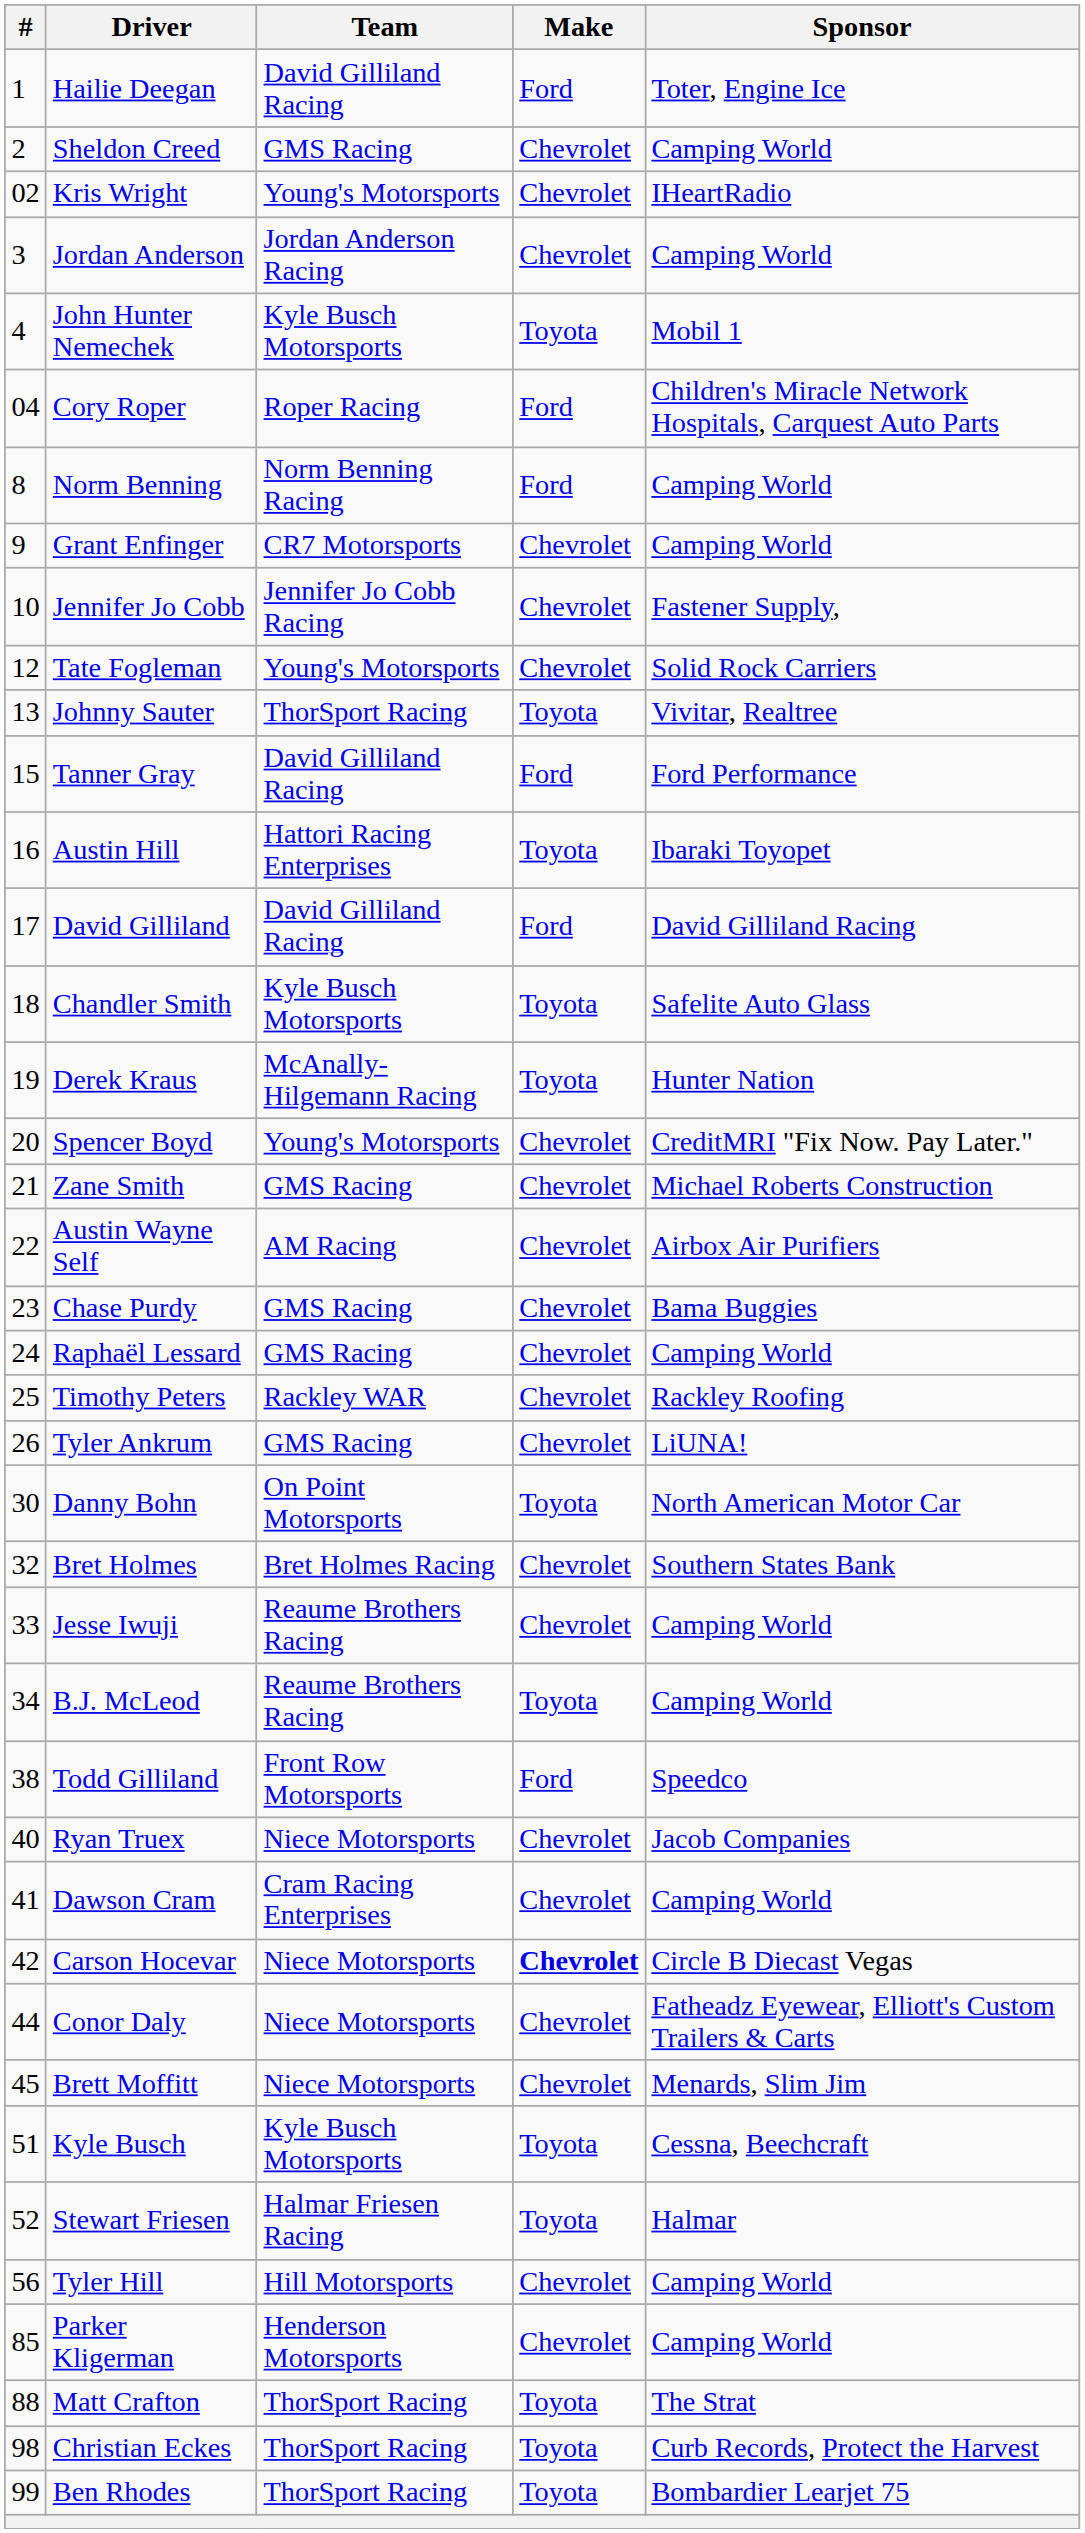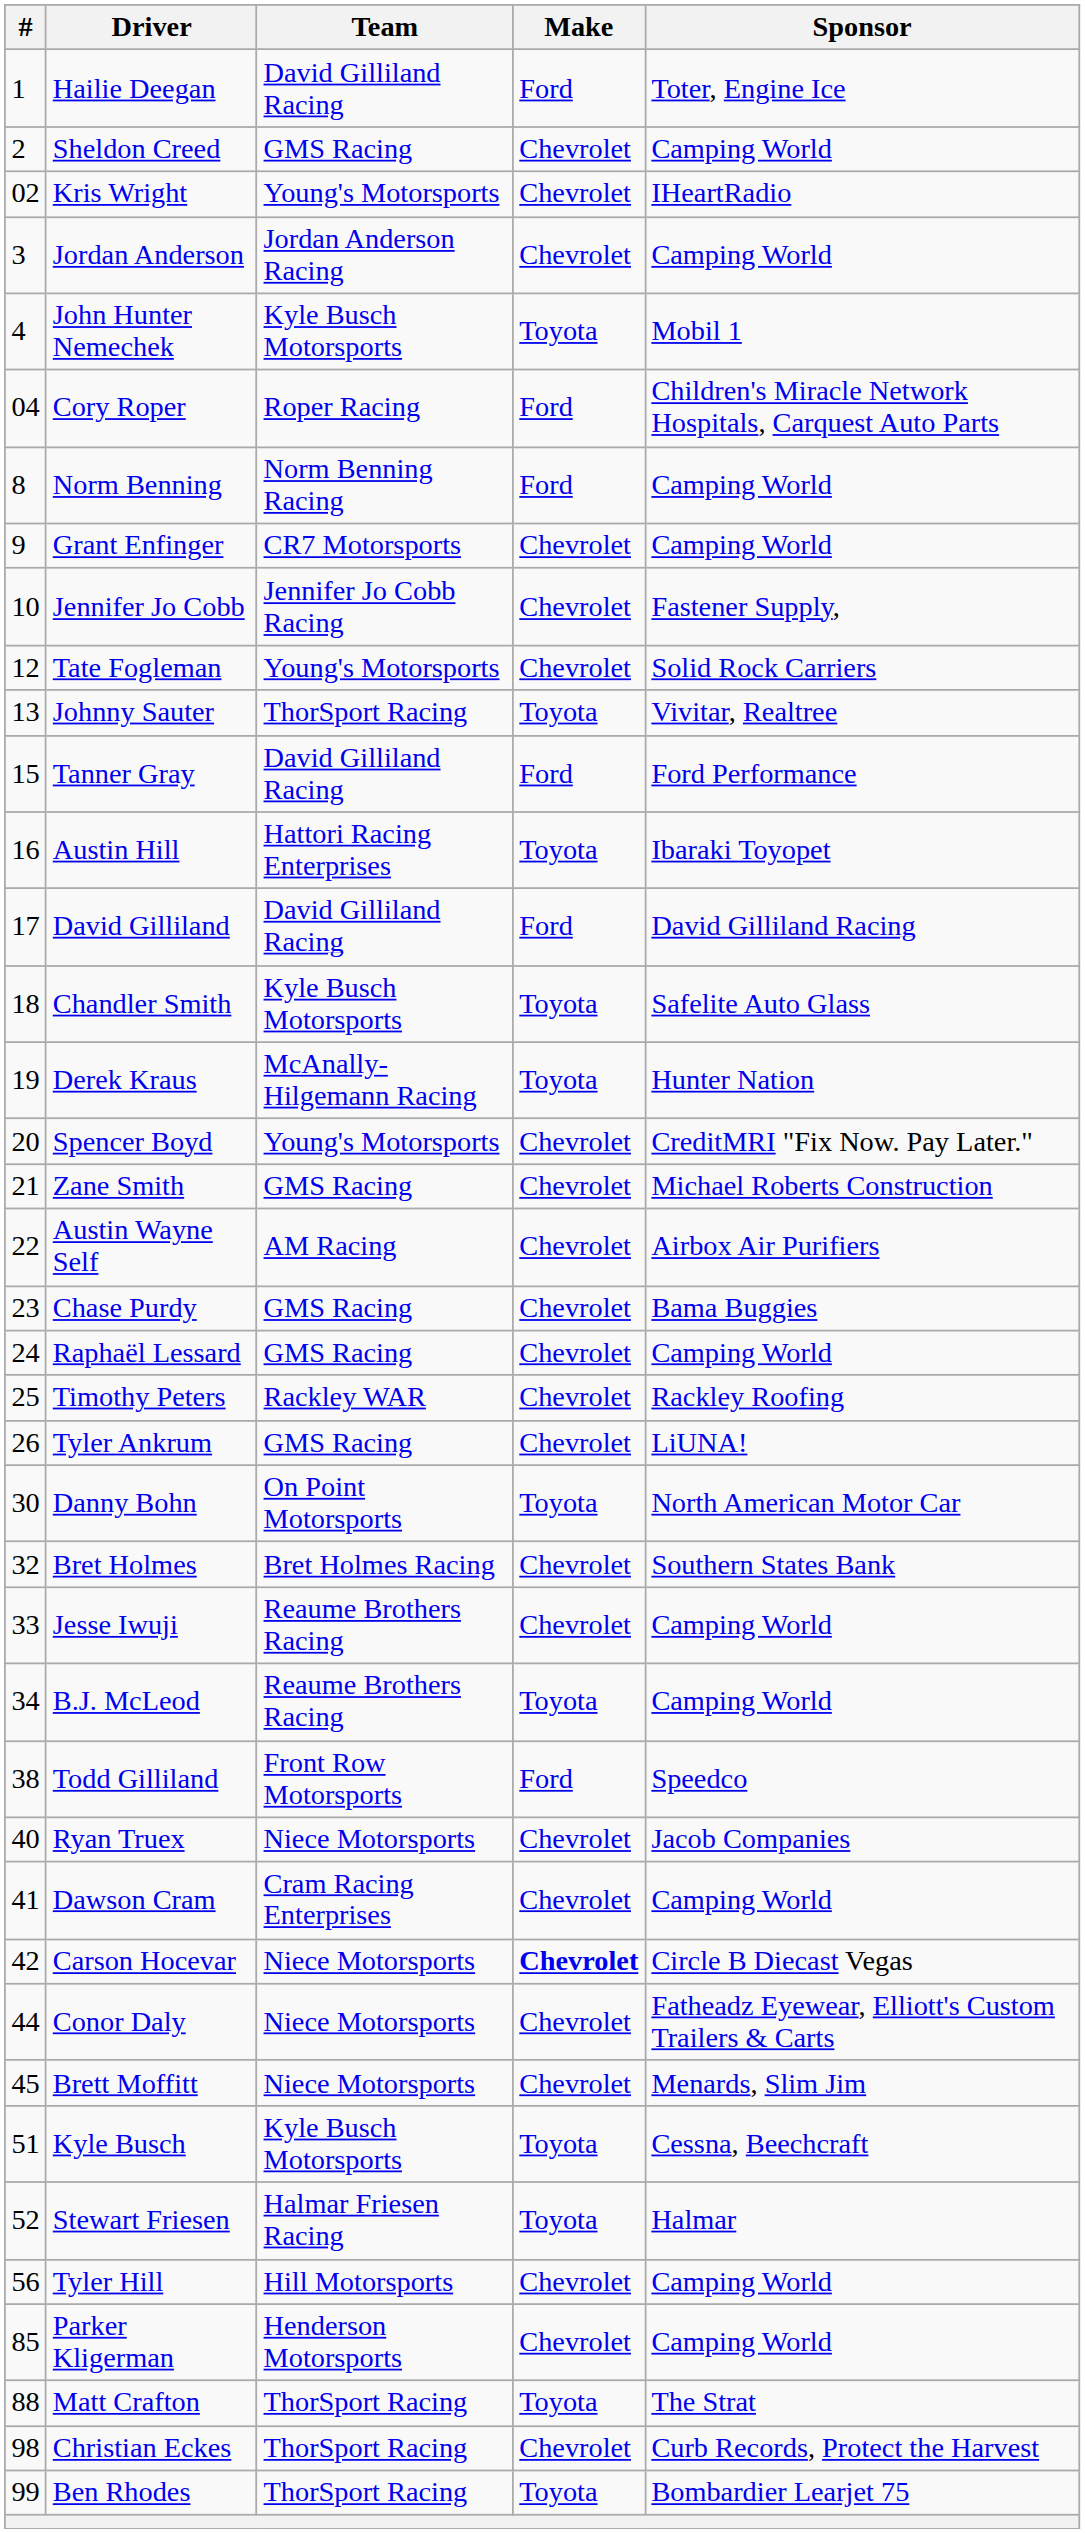(558, 2447) Toyota -> (575, 2447) Chevrolet
